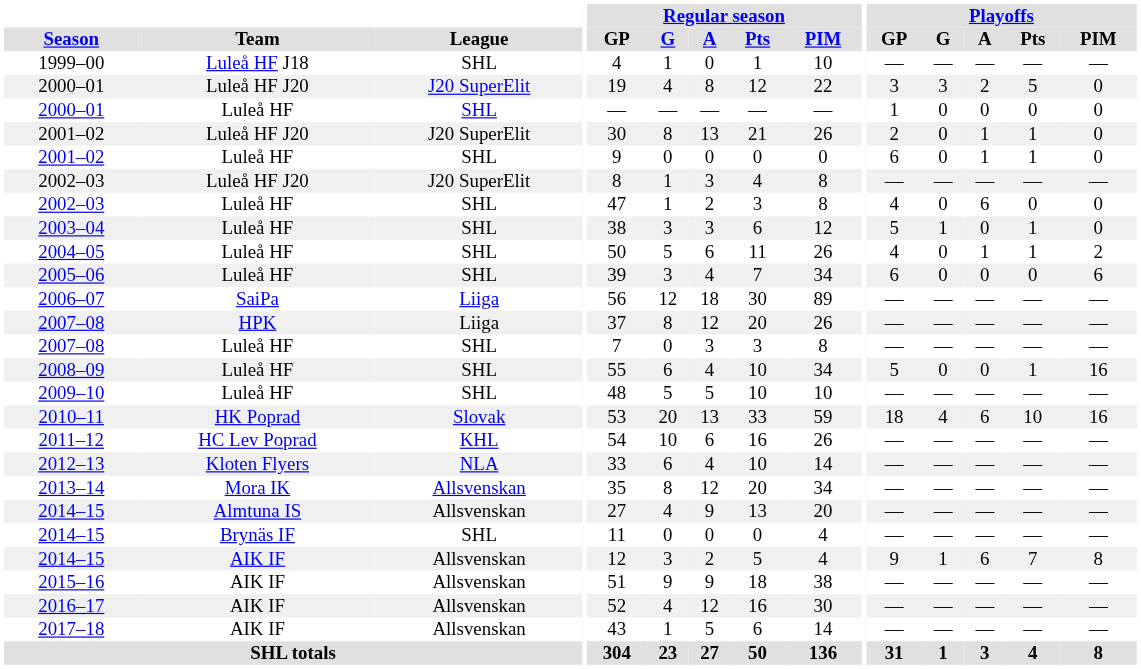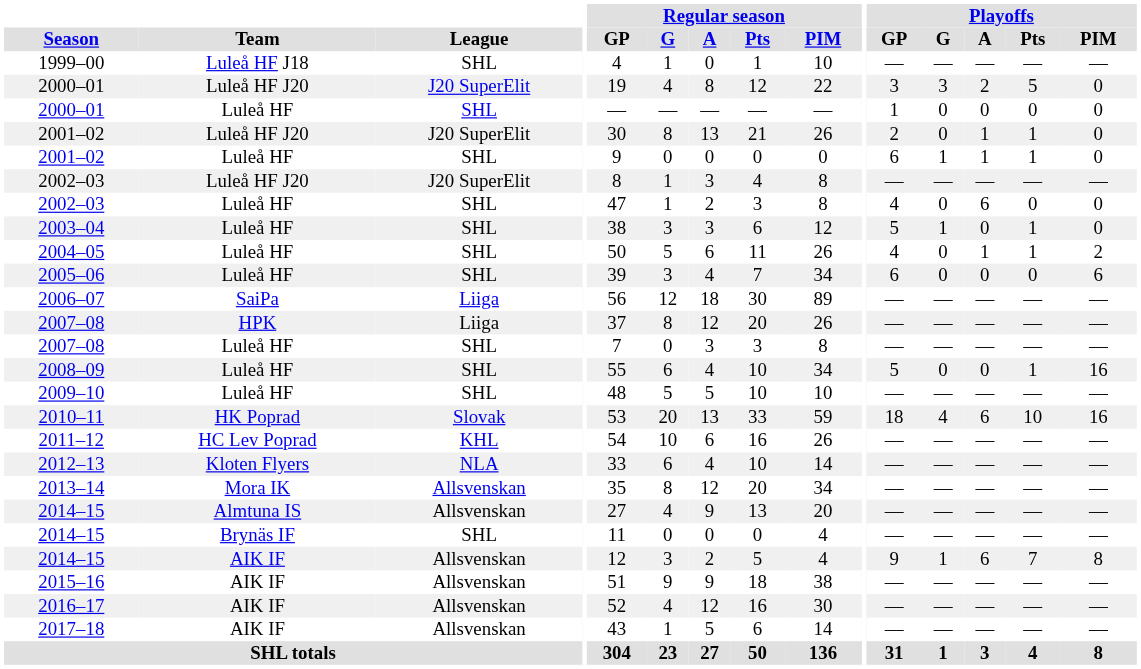(943, 157) 0 -> (943, 157) 1
